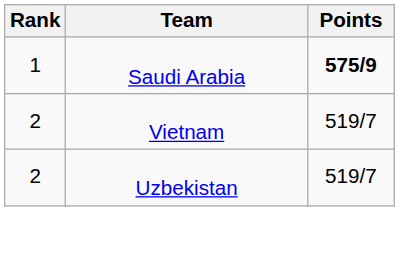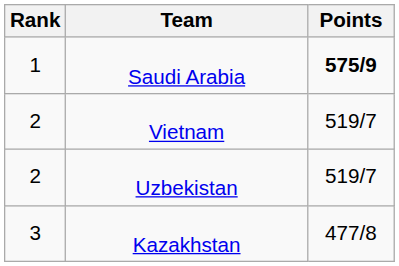+ row: (187, 244)
